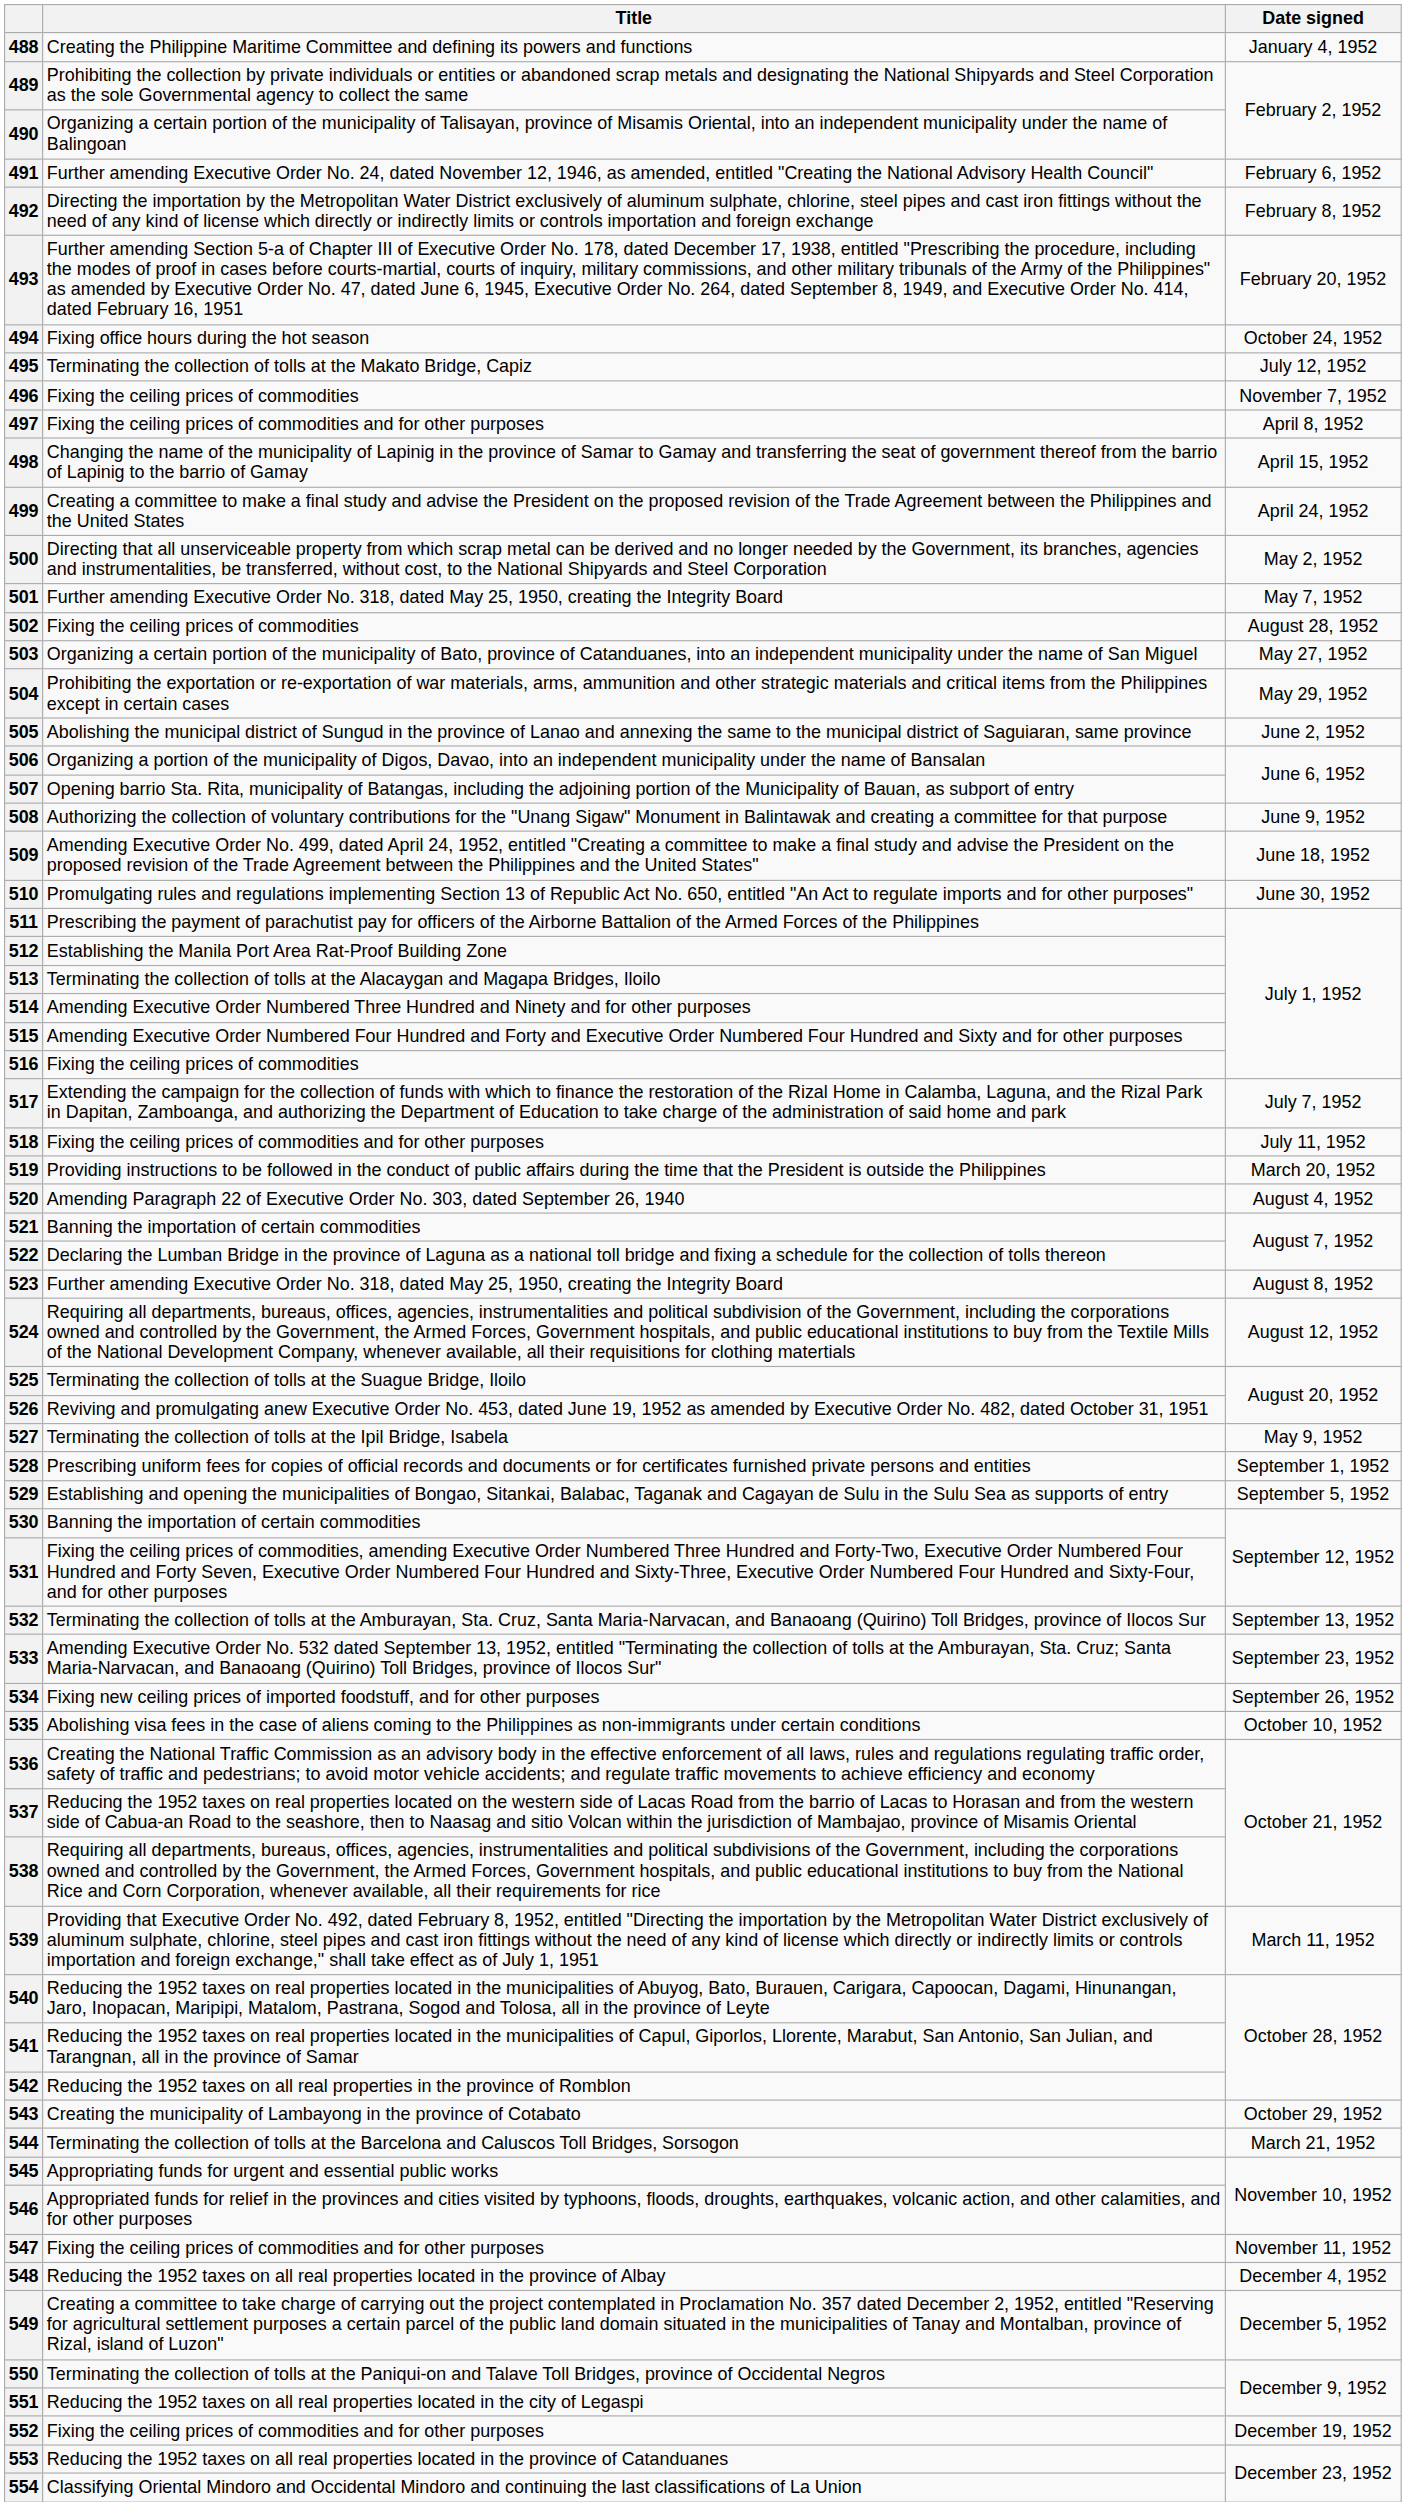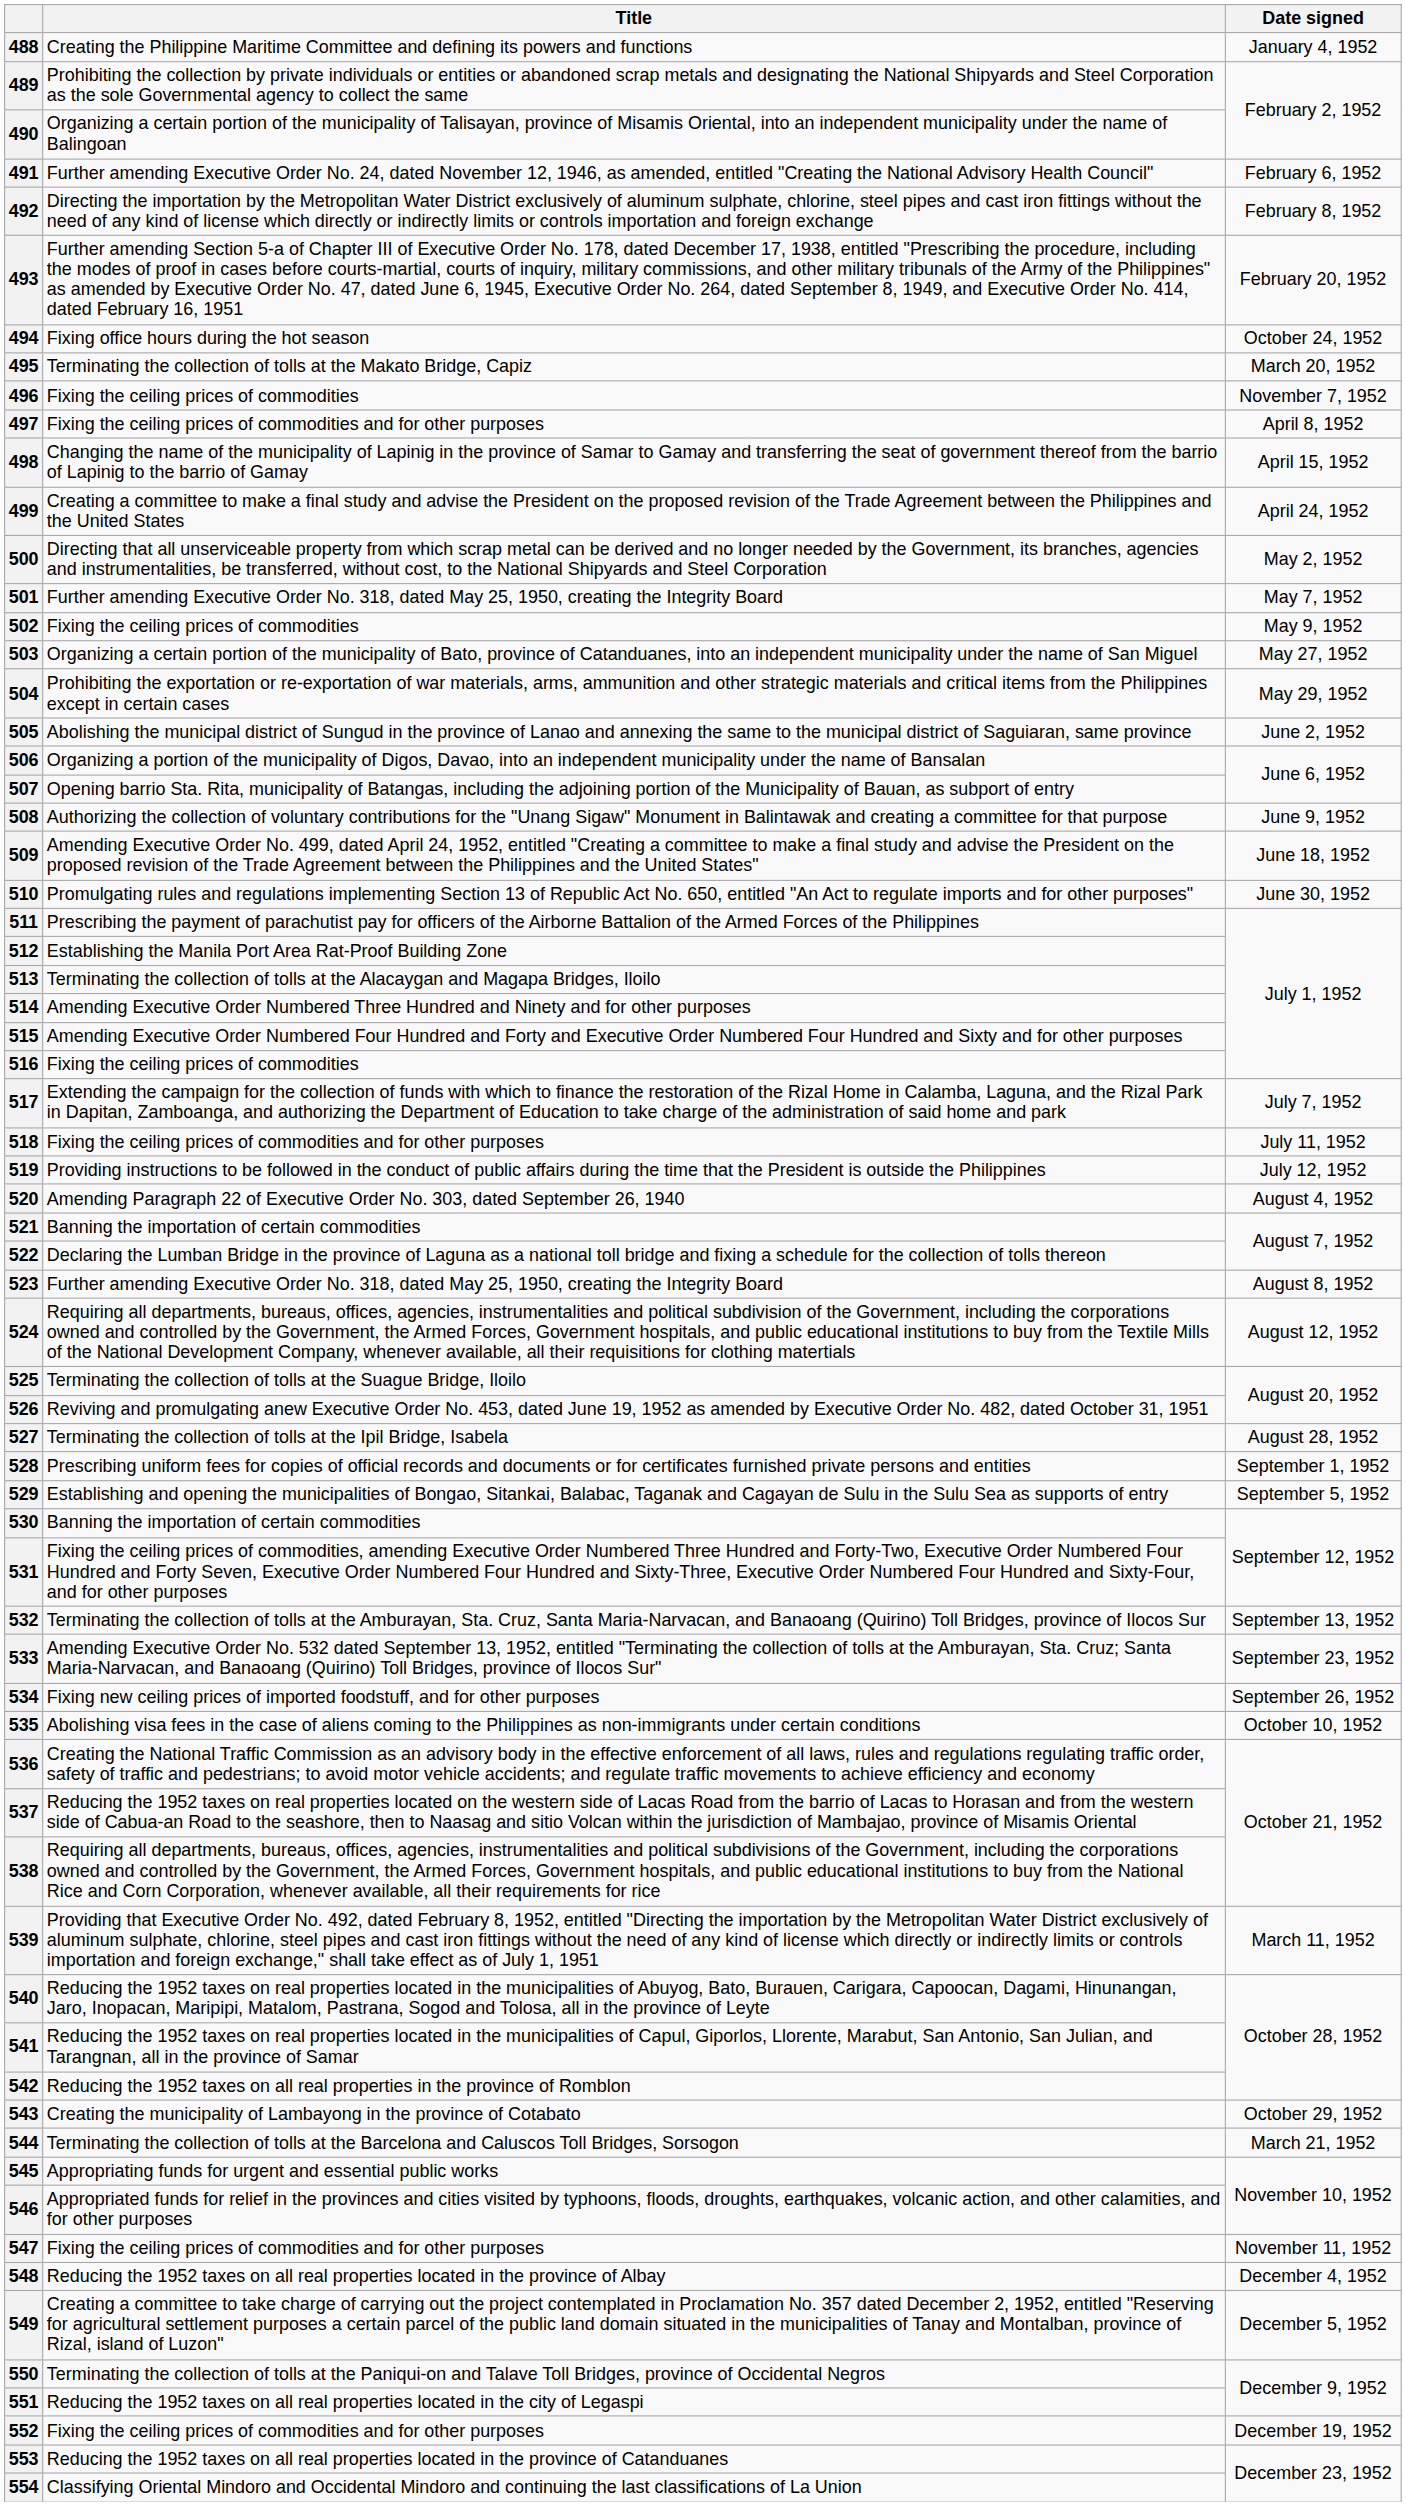(1313, 367) July 12, 1952 -> (1313, 367) March 20, 1952
(1313, 626) August 28, 1952 -> (1313, 626) May 9, 1952
(1313, 1170) March 20, 1952 -> (1313, 1170) July 12, 1952
(1313, 1437) May 9, 1952 -> (1313, 1437) August 28, 1952
